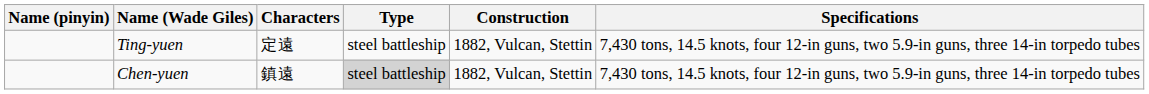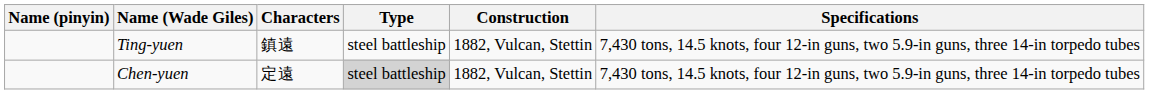(278, 44) 定遠 -> (278, 44) 鎮遠
(278, 73) 鎮遠 -> (278, 73) 定遠
